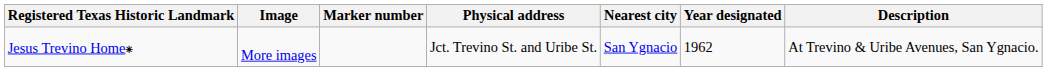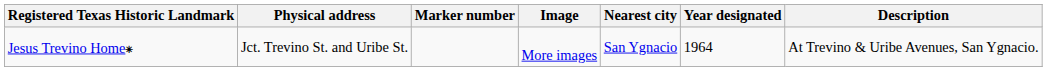columns swapped: (279, 15) <-> (514, 15)
(698, 46) 1962 -> (698, 46) 1964
